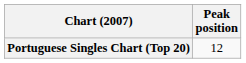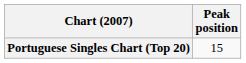(217, 48) 12 -> (217, 48) 15
